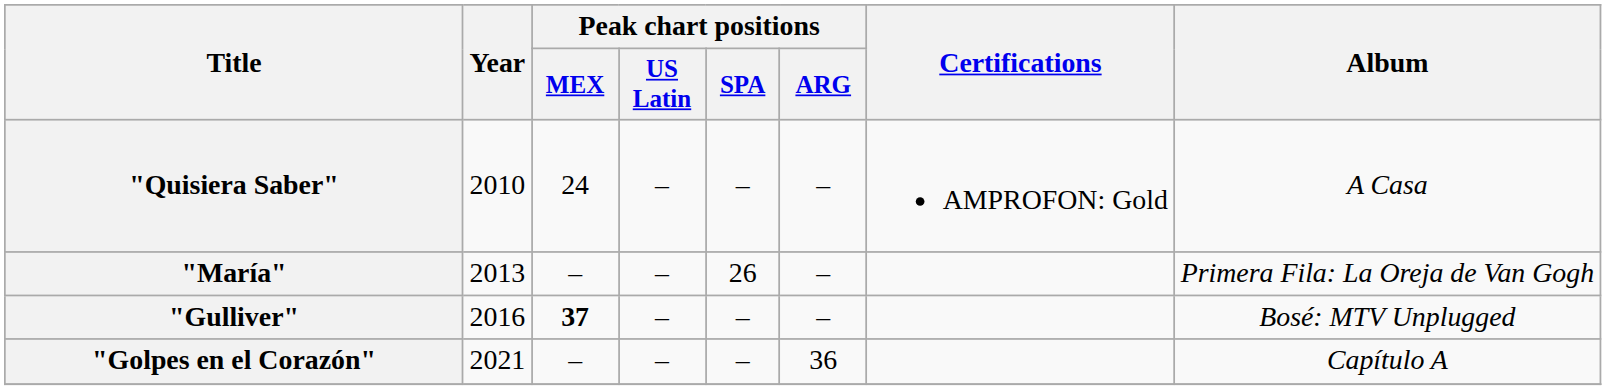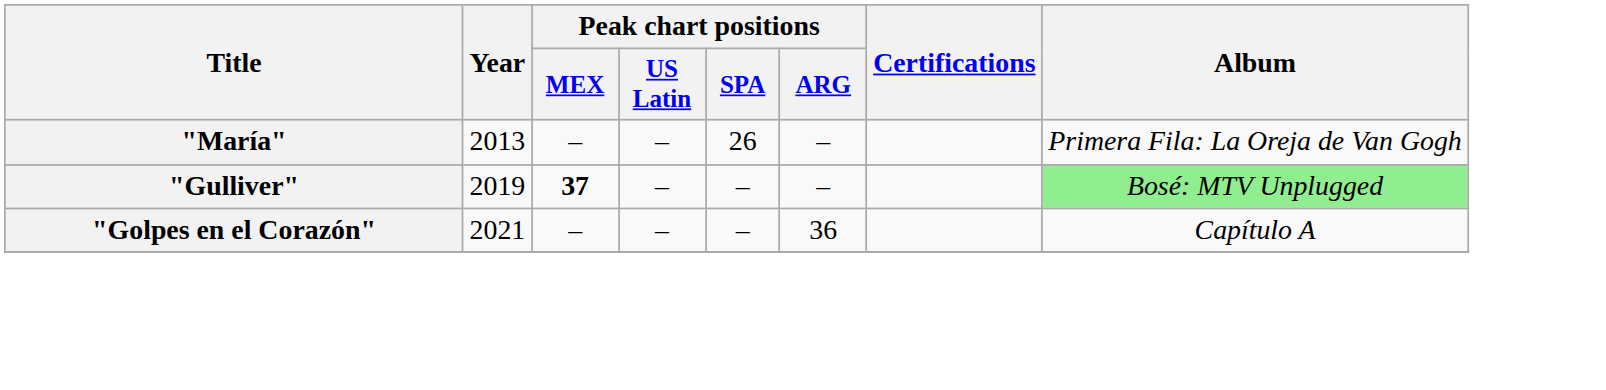- row: (234, 185)
(497, 316) 2016 -> (497, 185) 2019
(1387, 316) no background -> (1255, 185) lightgreen background
